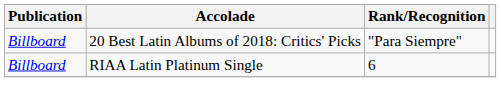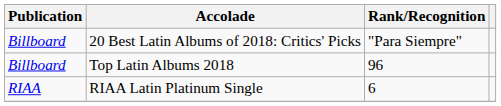+ row: (162, 64)
(37, 64) Billboard -> (24, 88) RIAA
